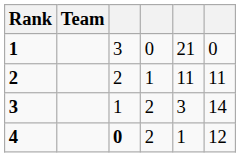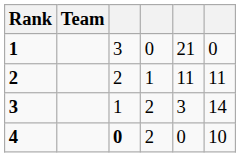(181, 136) 1 -> (181, 136) 0
(218, 136) 12 -> (218, 136) 10
